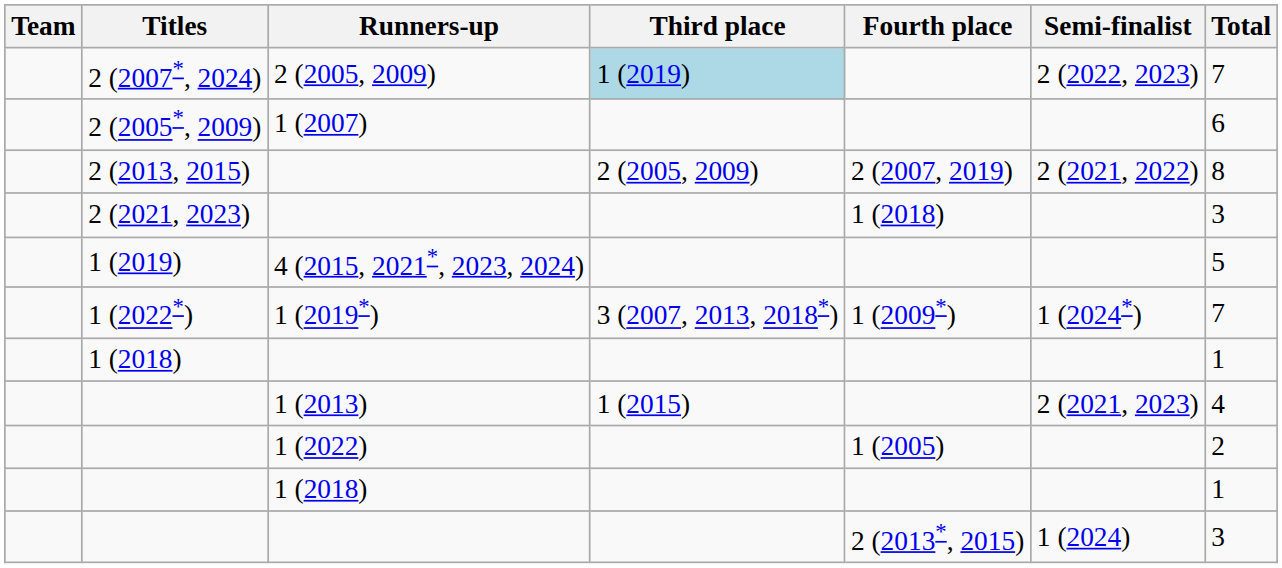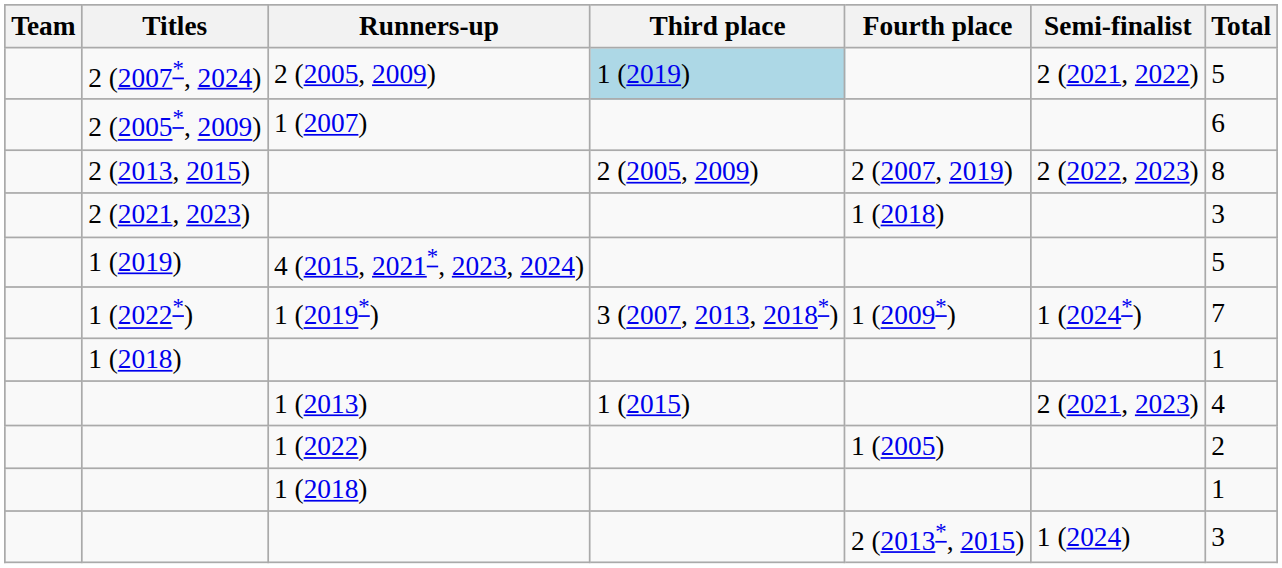(1118, 73) 2 (2022, 2023) -> (1118, 73) 2 (2021, 2022)
(1218, 73) 7 -> (1218, 73) 5
(1118, 171) 2 (2021, 2022) -> (1118, 171) 2 (2022, 2023)
